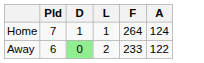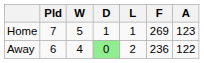+ column: (80, 13)
(133, 31) 264 -> (159, 31) 269
(159, 31) 124 -> (186, 31) 123
(133, 49) 233 -> (159, 49) 236
